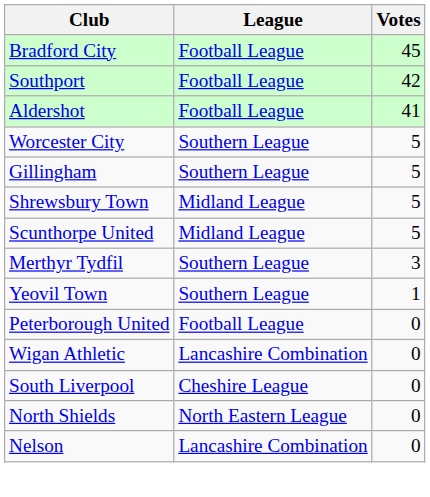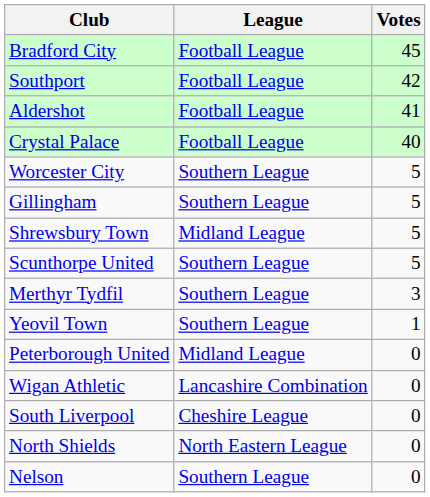+ row: (64, 141)
(242, 232) Midland League -> (244, 263) Southern League
(241, 324) Football League -> (242, 354) Midland League
(273, 446) Lancashire Combination -> (244, 476) Southern League
